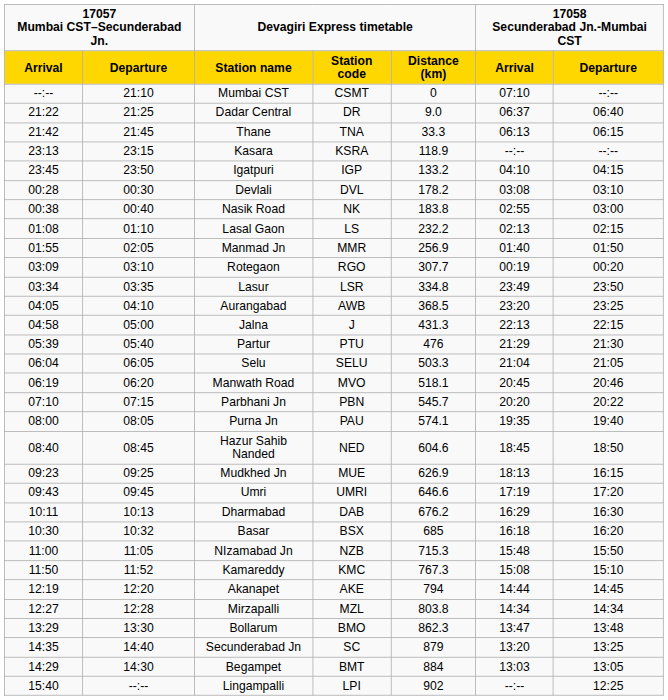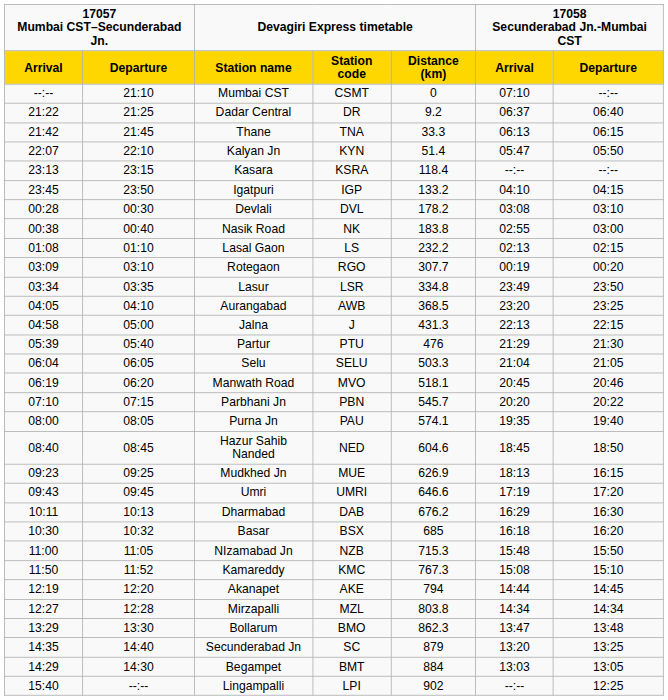(433, 113) 9.0 -> (433, 113) 9.2
+ row: (253, 151)
(433, 151) 118.9 -> (433, 170) 118.4
- row: (253, 248)
